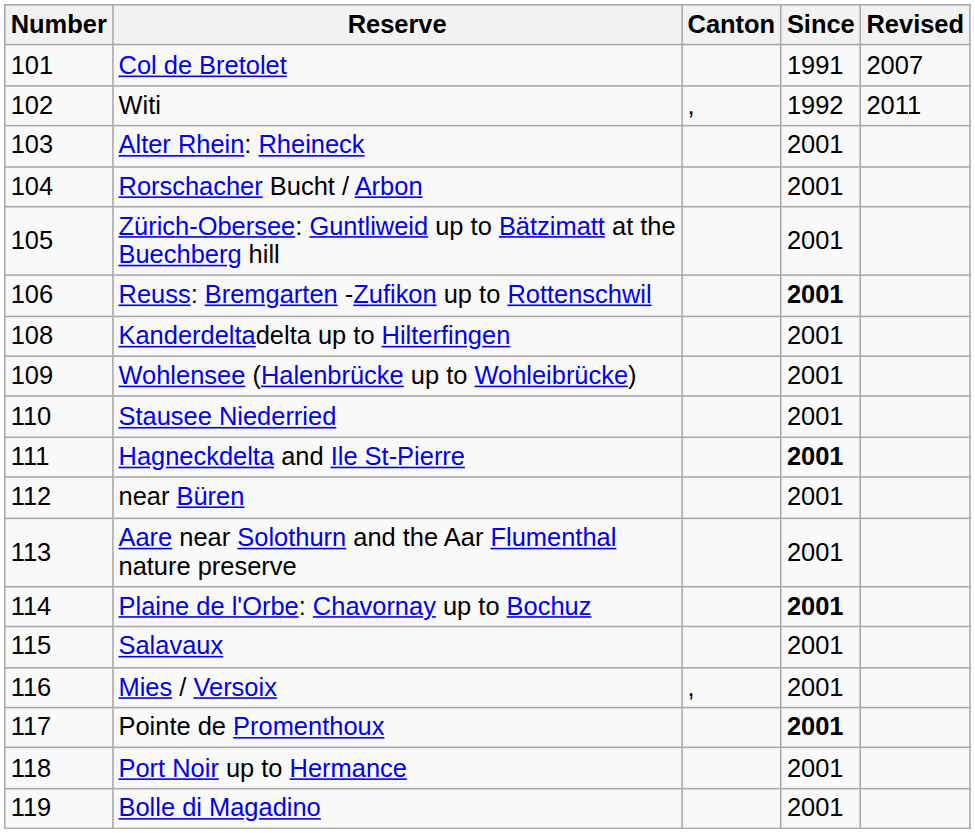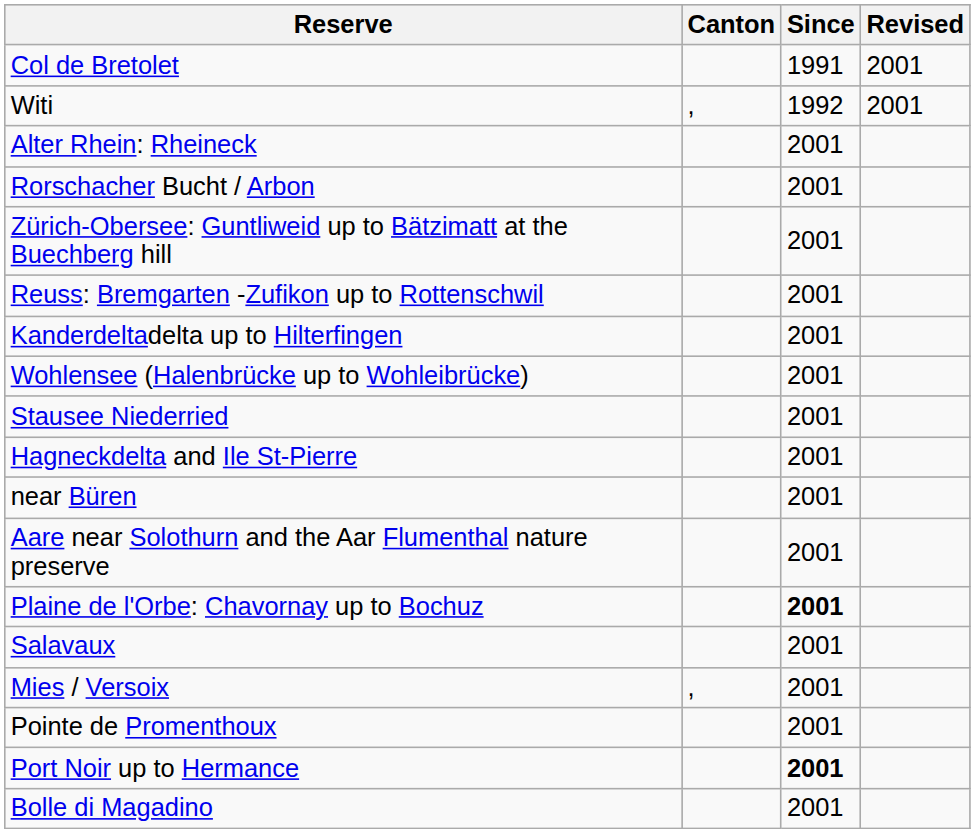- column: (59, 24)
(895, 65) 2007 -> (895, 65) 2001
(894, 105) 2011 -> (895, 105) 2001
(815, 295) bold -> (815, 295) normal
(815, 456) bold -> (815, 456) normal
(815, 727) bold -> (815, 727) normal
(815, 767) normal -> (815, 767) bold
